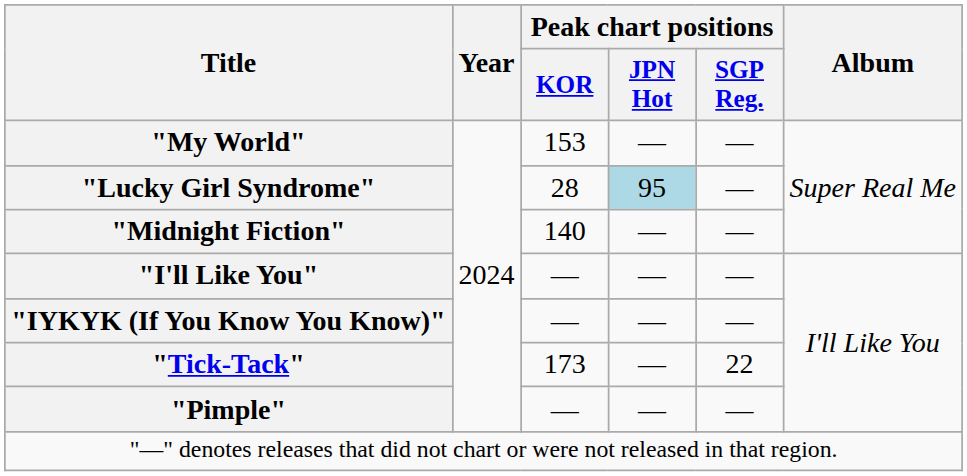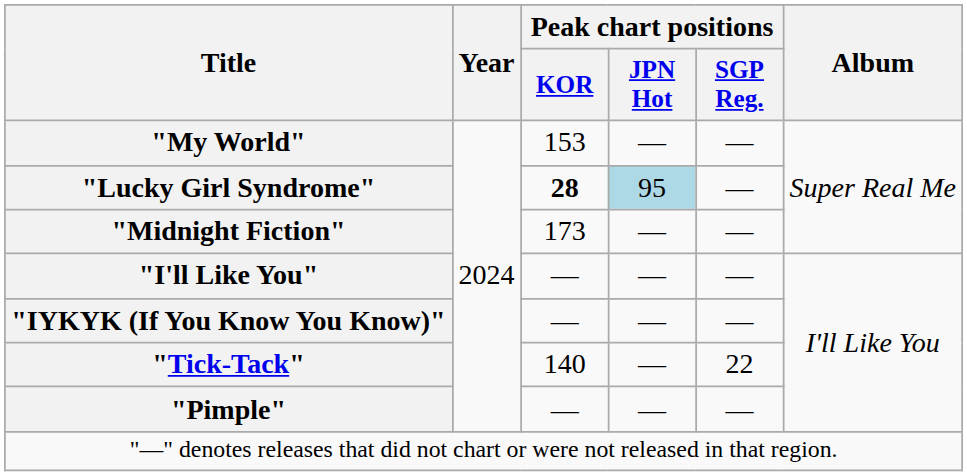(565, 186) normal -> (565, 186) bold
(565, 231) 140 -> (565, 231) 173
(565, 364) 173 -> (565, 364) 140
